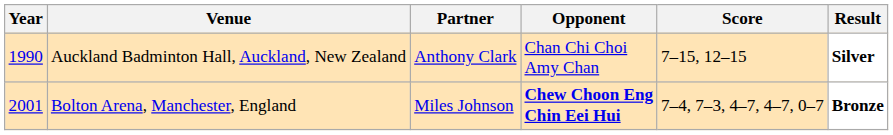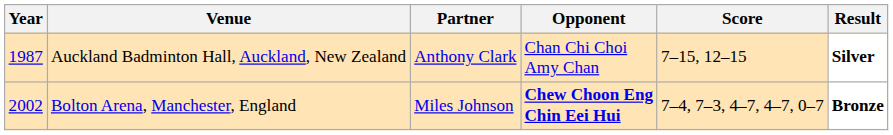(26, 57) 1990 -> (26, 57) 1987
(26, 105) 2001 -> (26, 105) 2002
